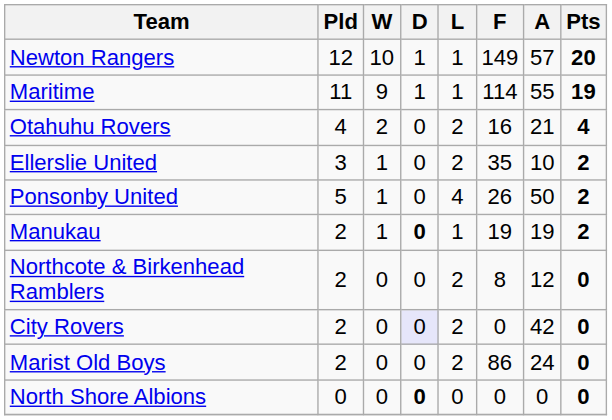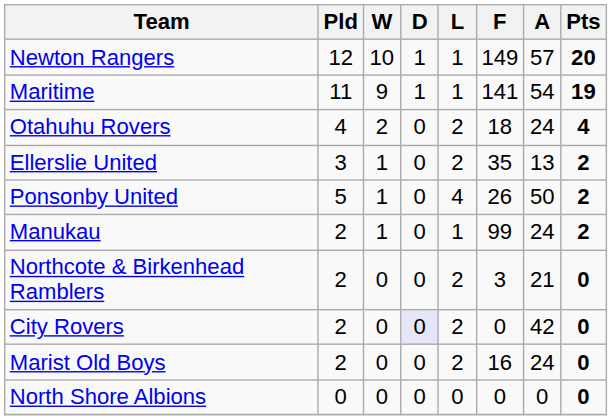(500, 92) 114 -> (500, 92) 141
(542, 92) 55 -> (542, 92) 54
(500, 127) 16 -> (500, 127) 18
(542, 127) 21 -> (542, 127) 24
(542, 162) 10 -> (542, 162) 13
(420, 232) bold -> (420, 232) normal
(500, 232) 19 -> (500, 232) 99
(542, 232) 19 -> (542, 232) 24
(500, 279) 8 -> (500, 279) 3
(542, 279) 12 -> (542, 279) 21
(500, 362) 86 -> (500, 362) 16
(420, 397) bold -> (420, 397) normal
